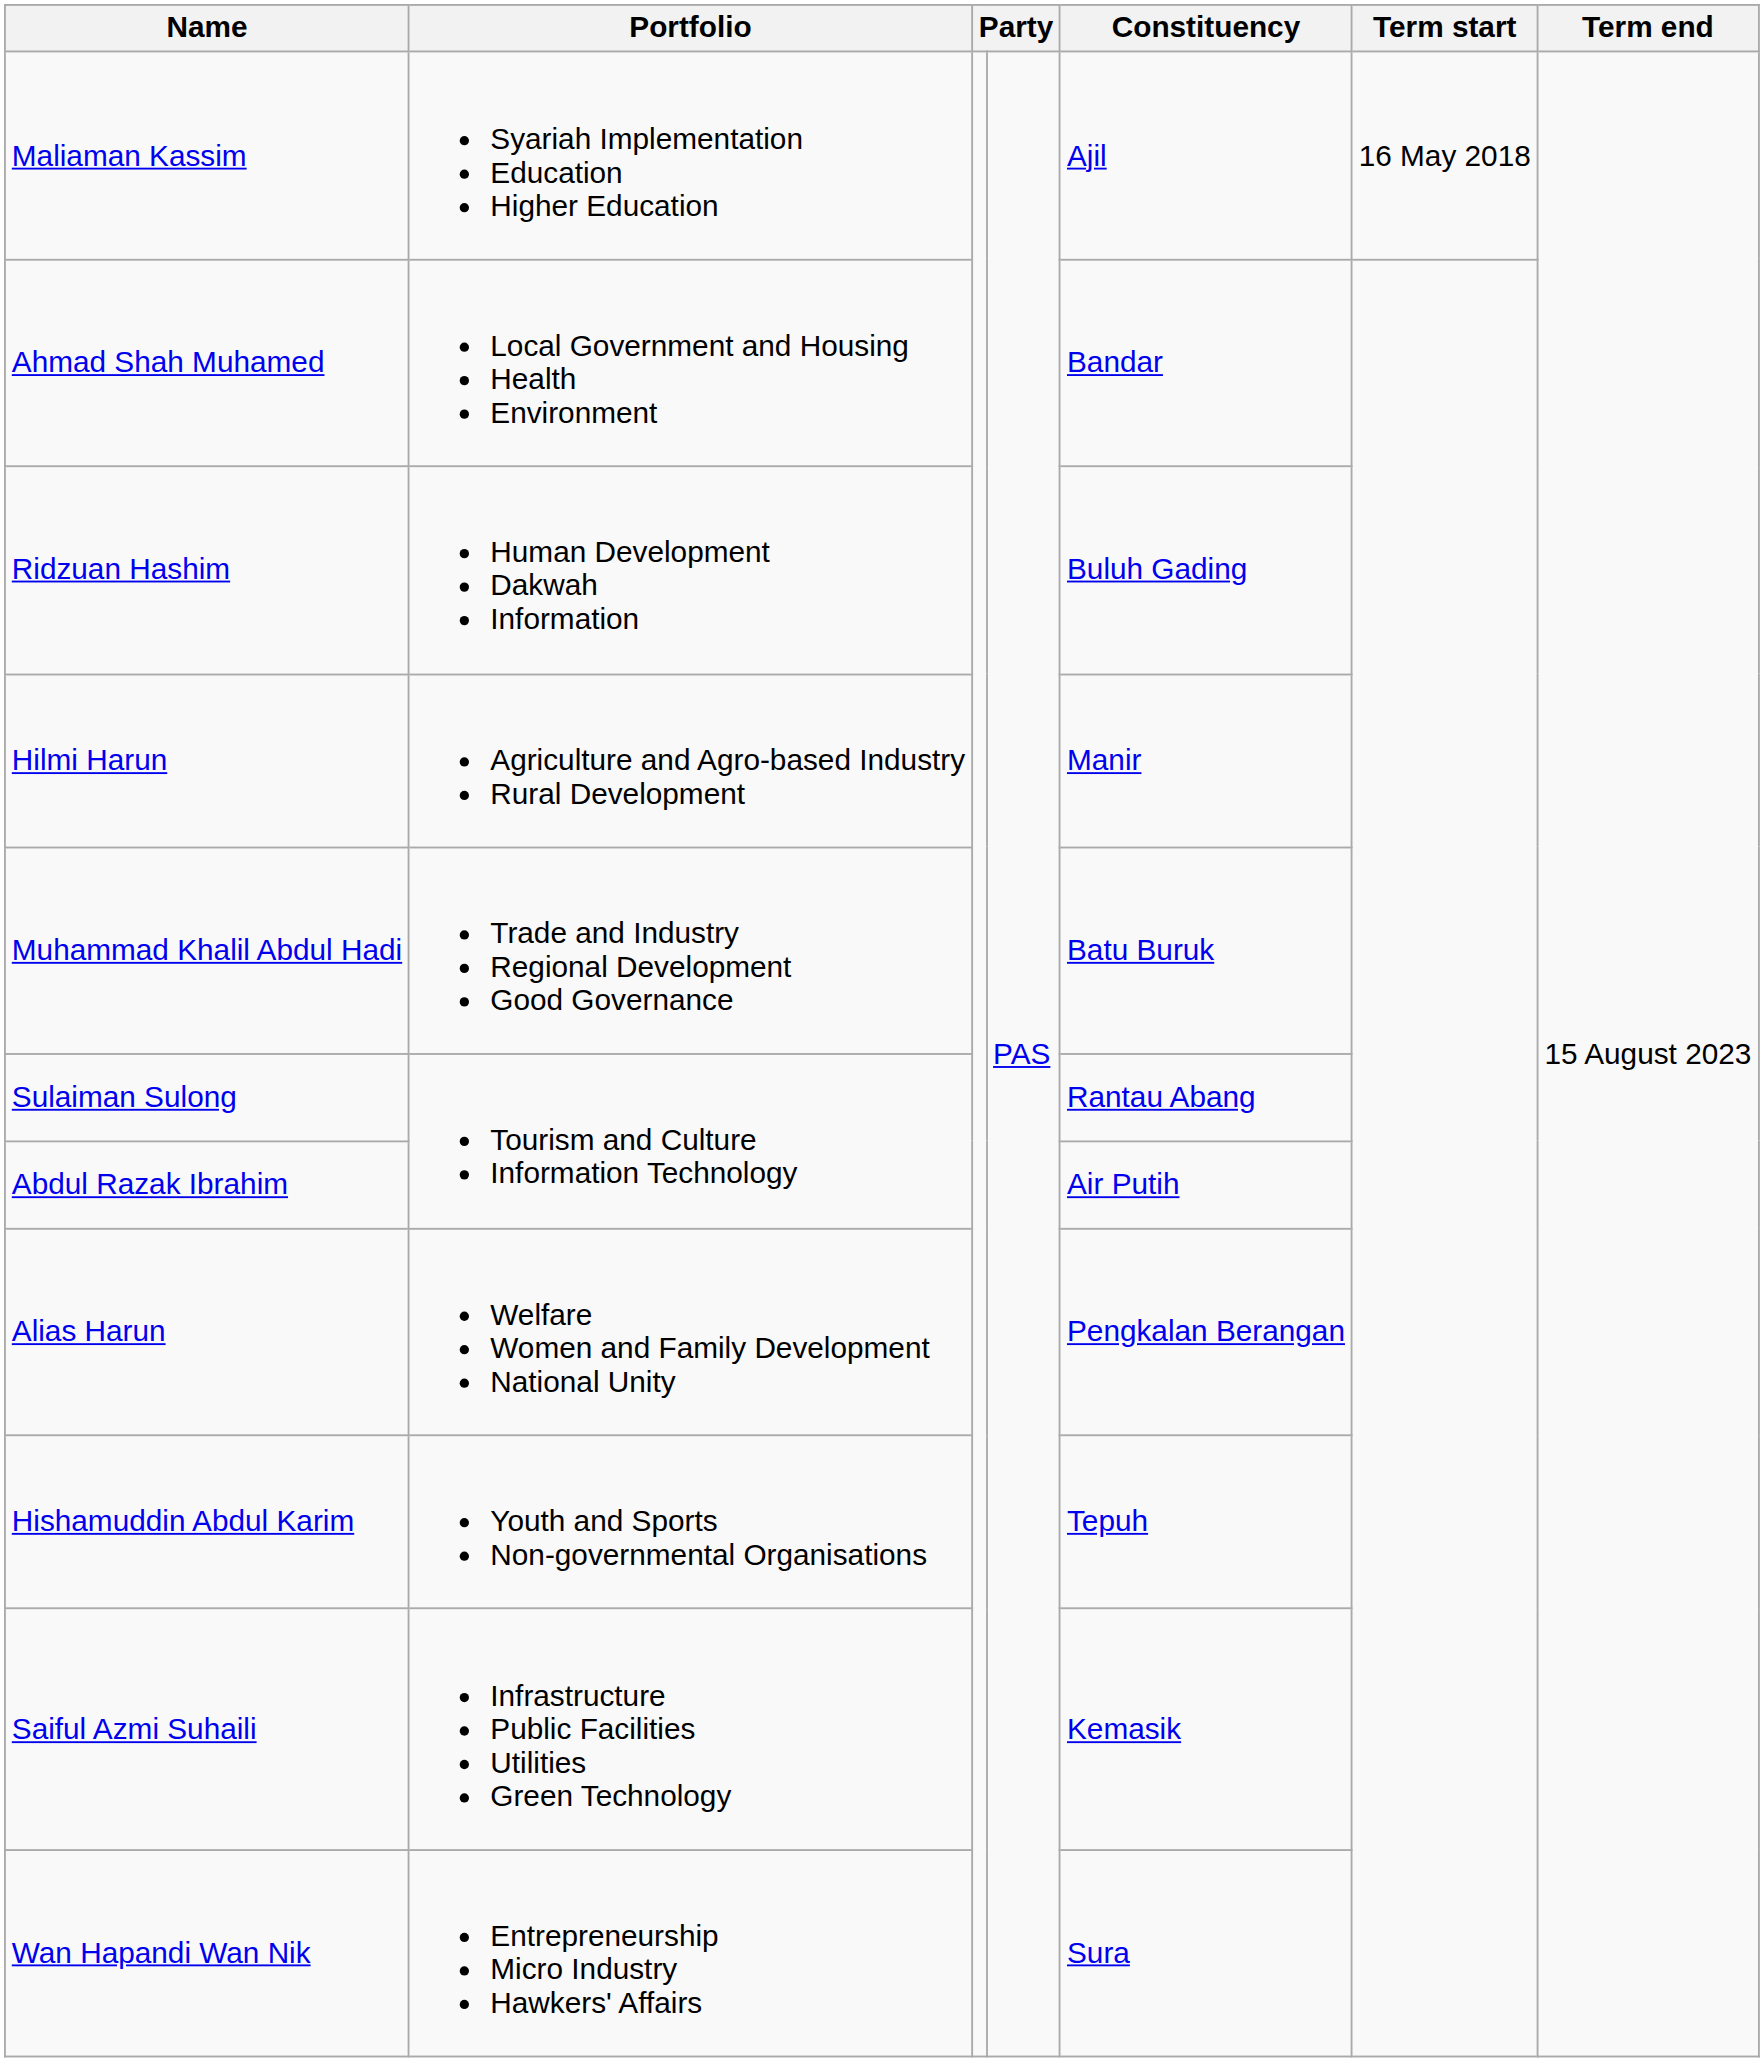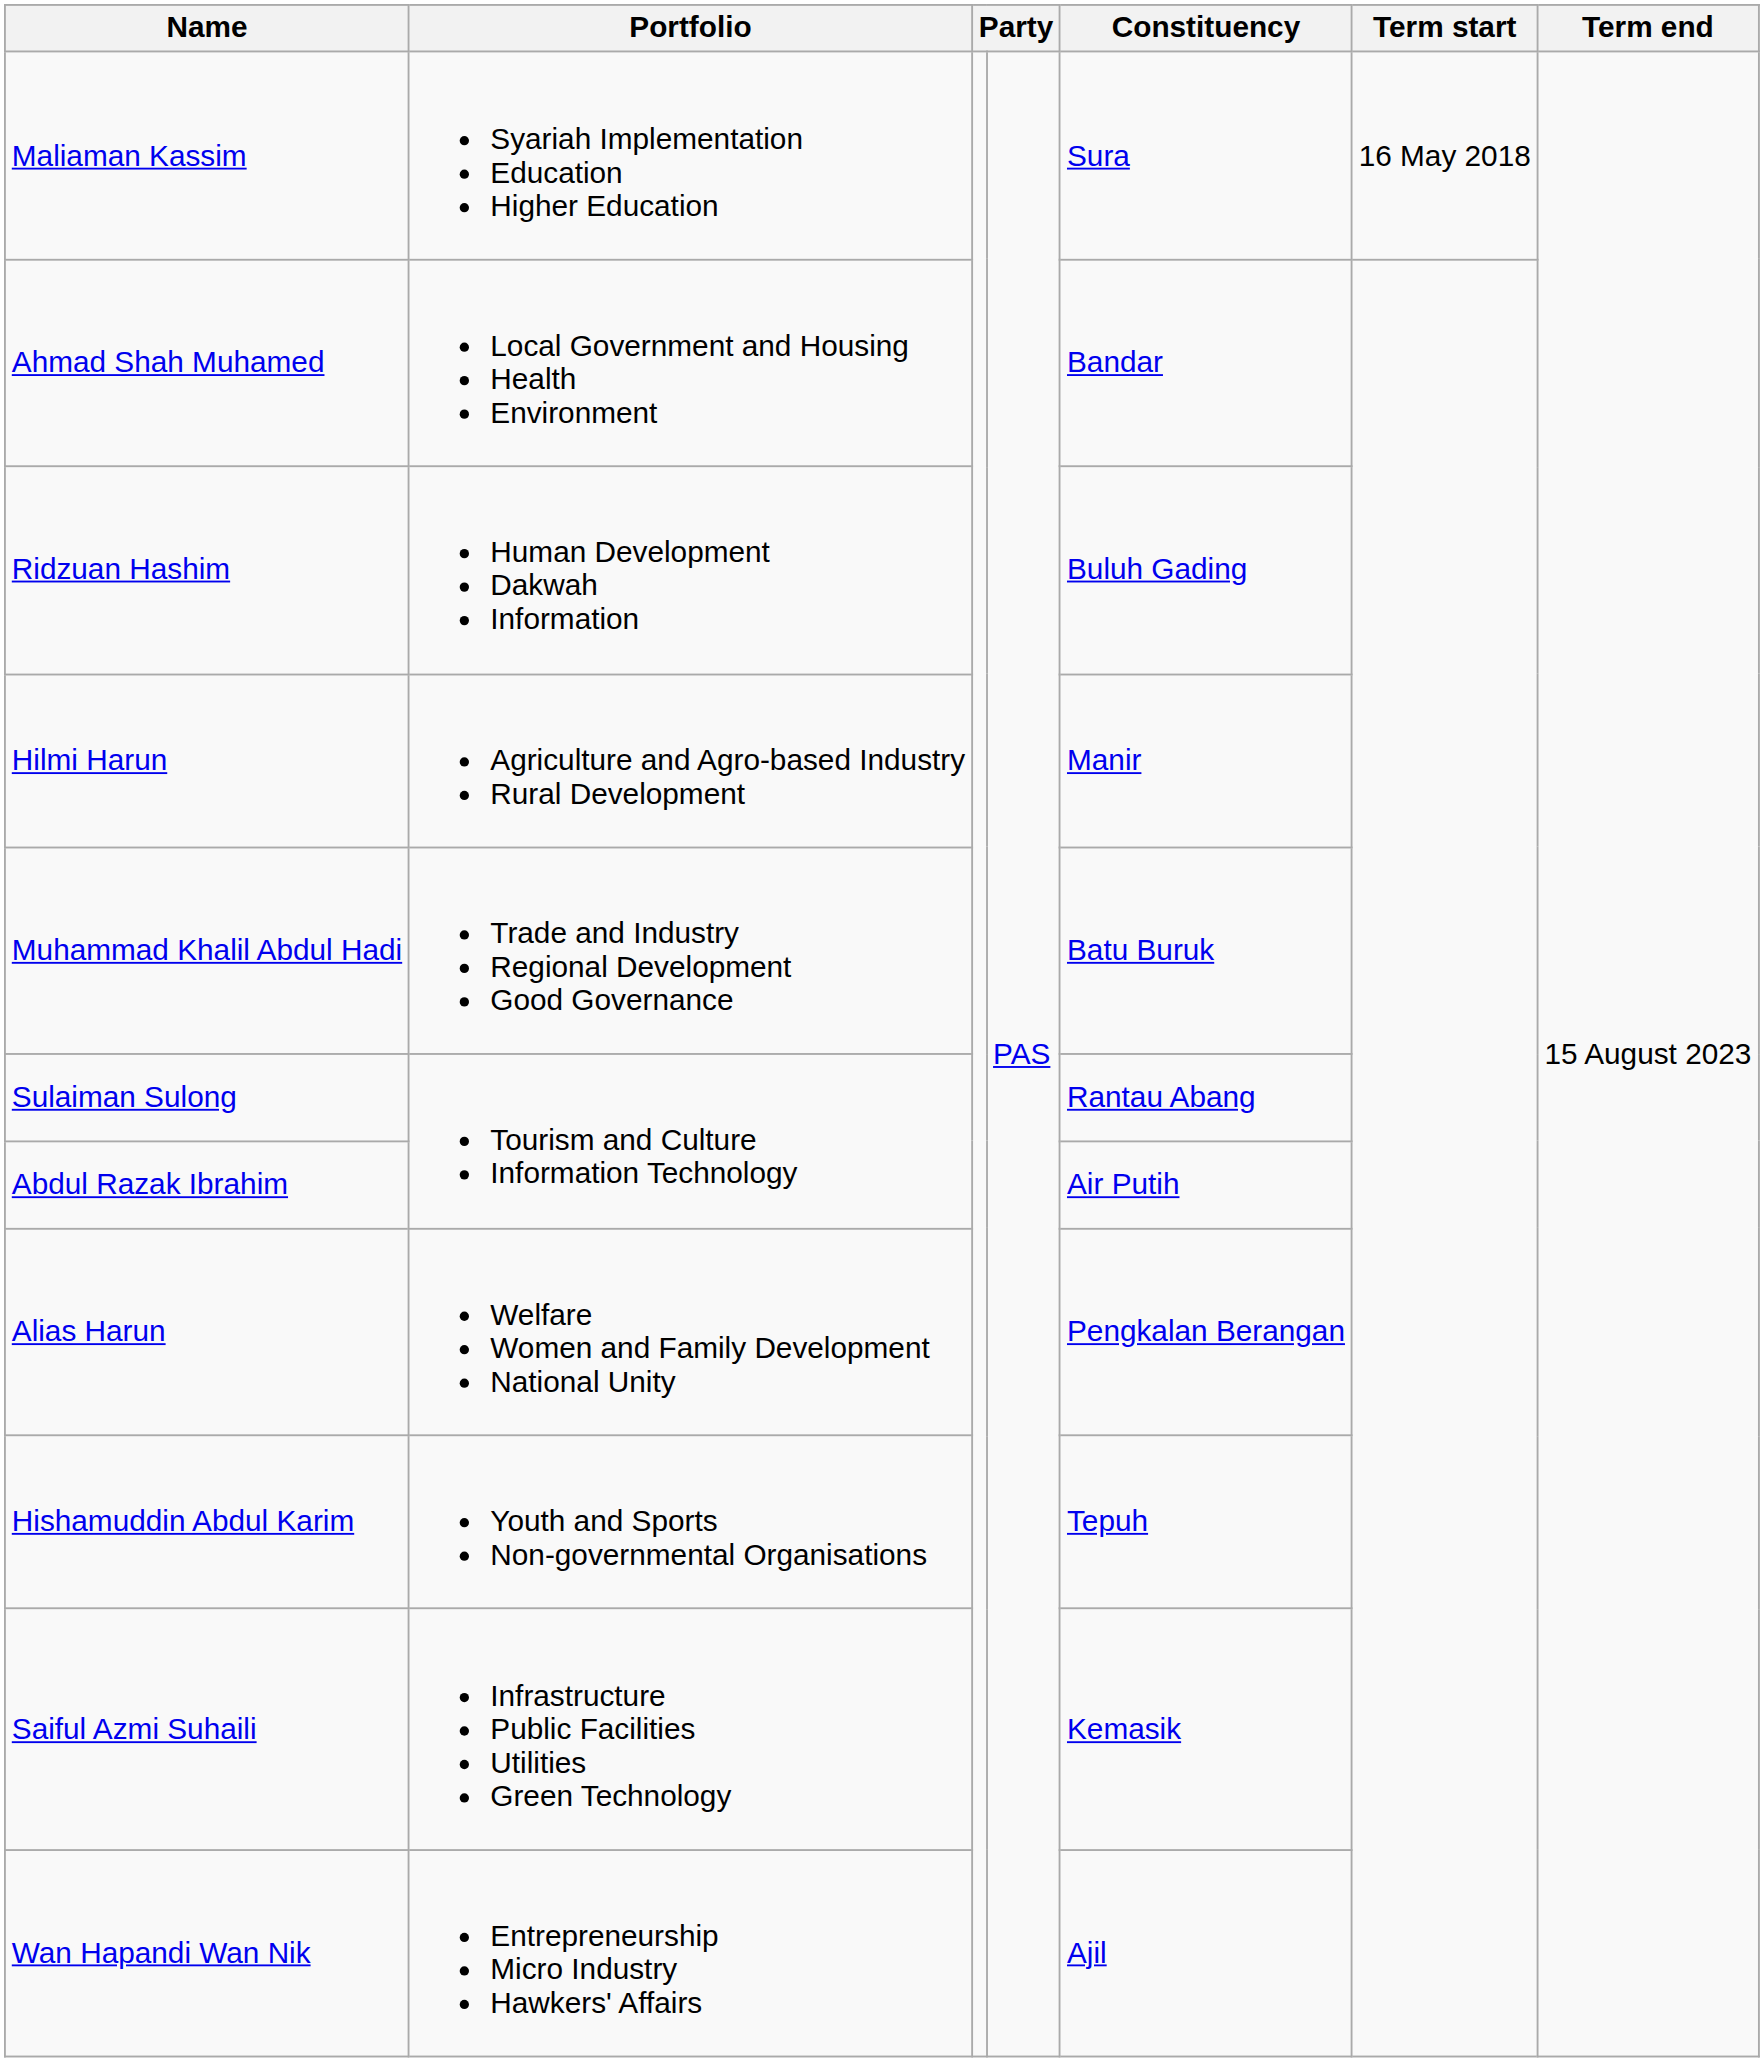(1087, 155) Ajil -> (1098, 155) Sura
(1098, 1952) Sura -> (1087, 1952) Ajil
